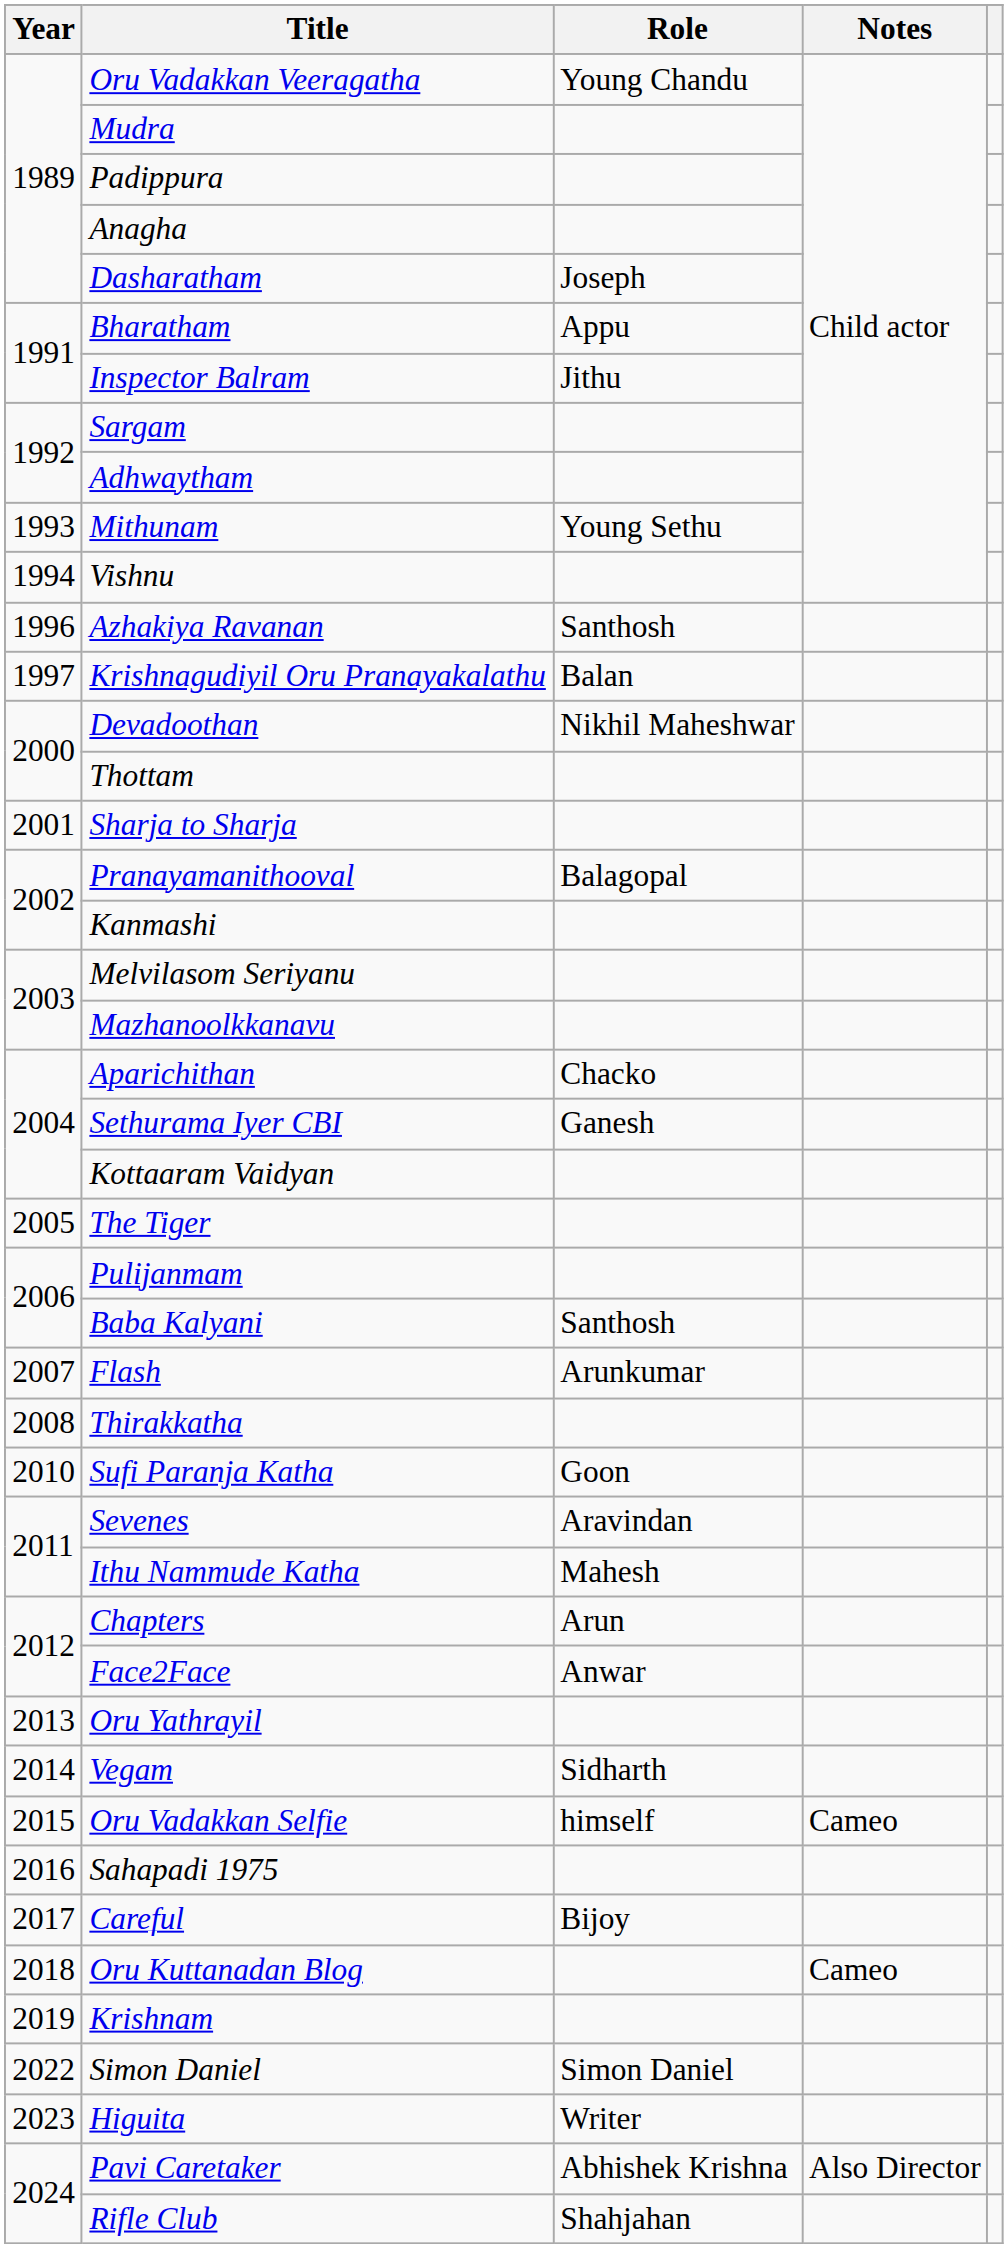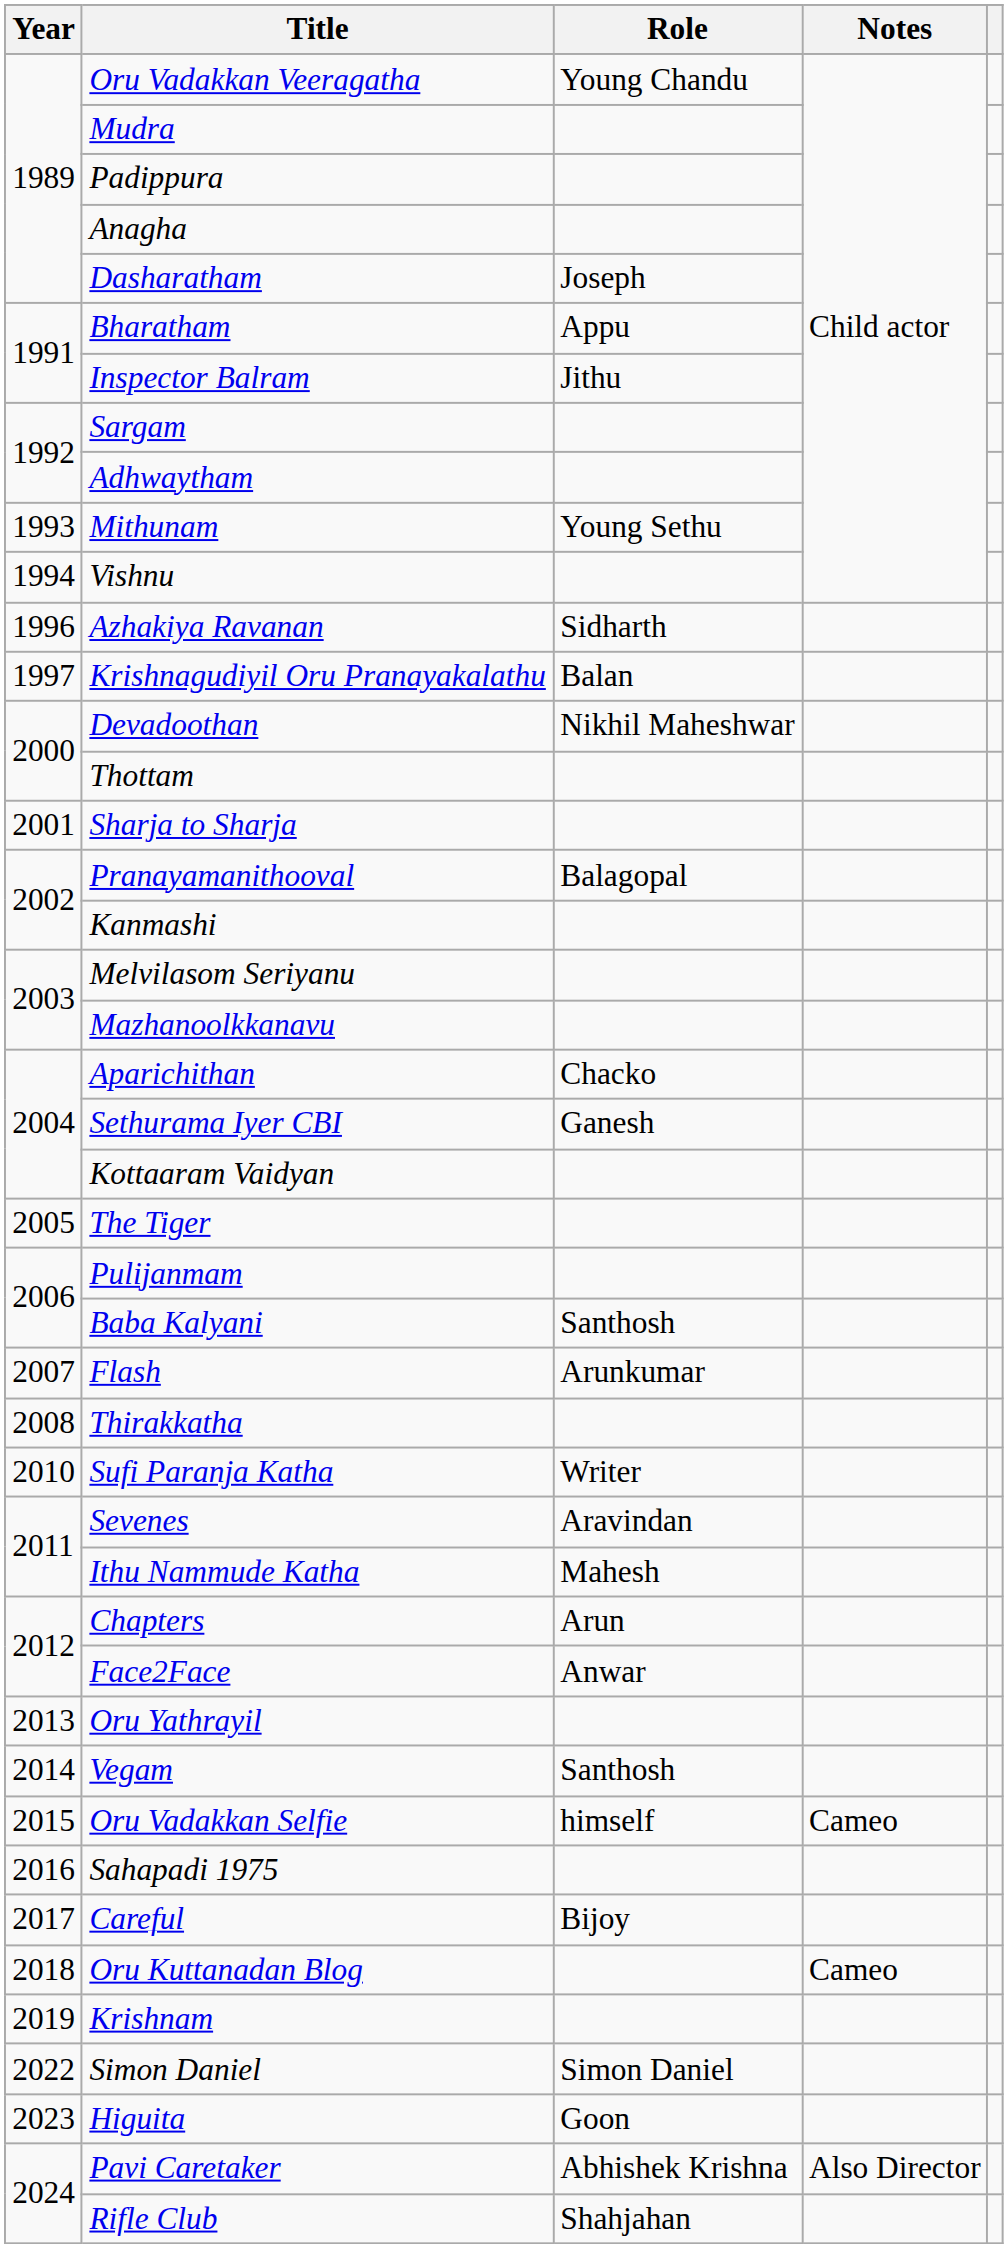(618, 626) Santhosh -> (613, 626) Sidharth
(595, 1471) Goon -> (601, 1471) Writer
(613, 1770) Sidharth -> (618, 1770) Santhosh
(601, 2118) Writer -> (595, 2118) Goon
